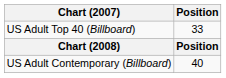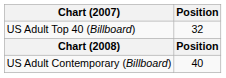(197, 30) 33 -> (197, 30) 32
